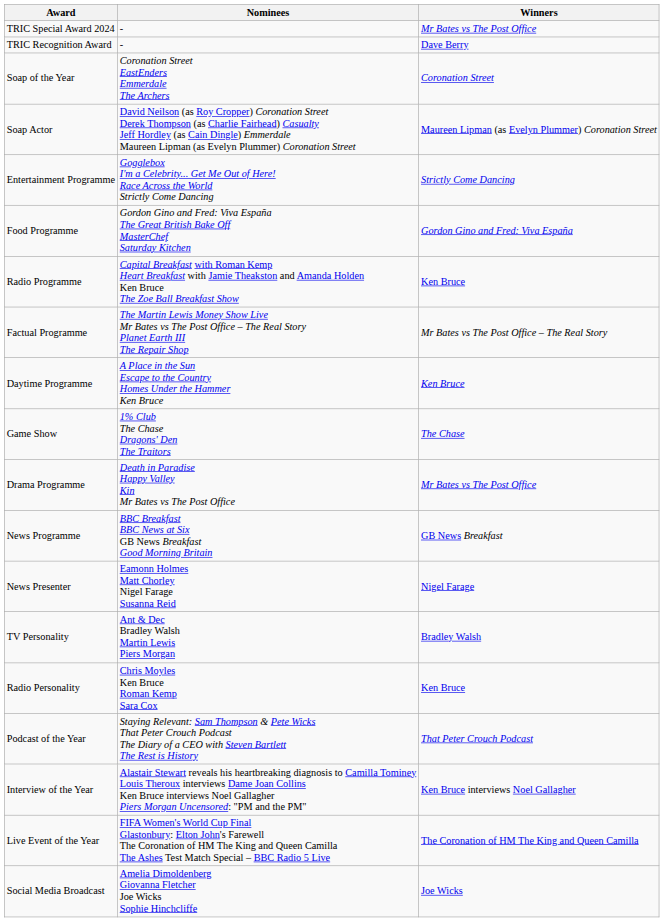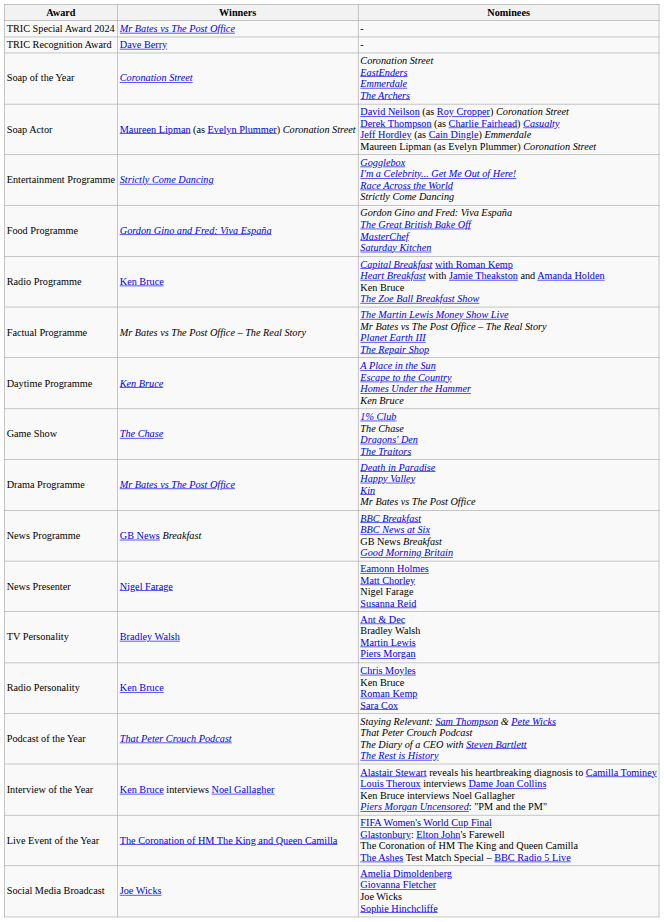columns swapped: (539, 12) <-> (268, 12)
